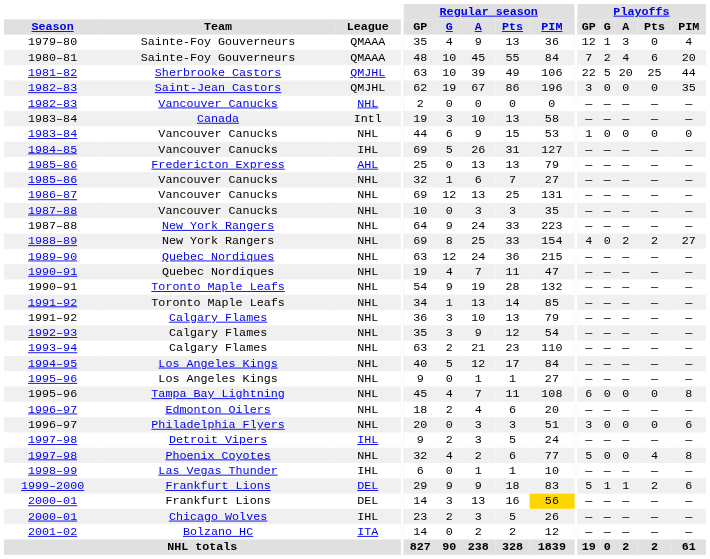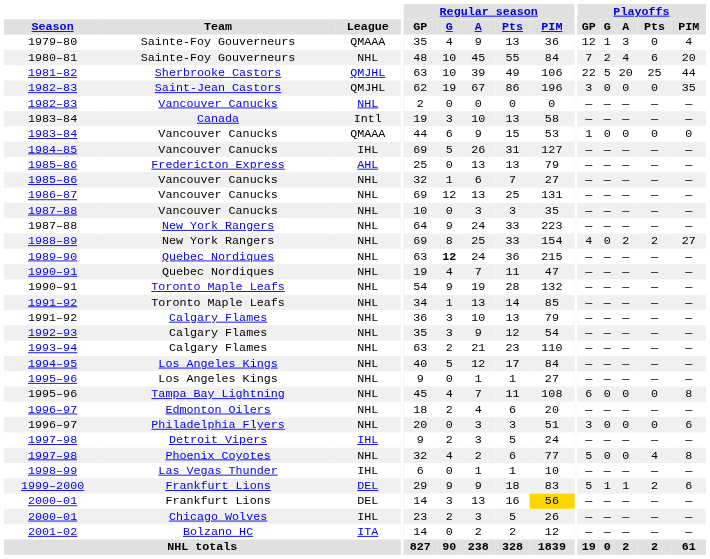(368, 58) QMAAA -> (368, 58) NHL
(368, 134) NHL -> (368, 134) QMAAA
(449, 256) normal -> (449, 256) bold
